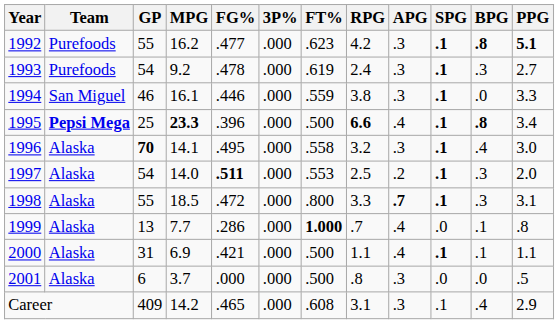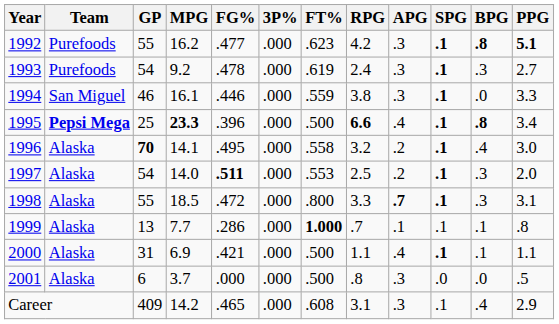(399, 148) .3 -> (399, 148) .2
(399, 226) .4 -> (399, 226) .1
(441, 226) .0 -> (441, 226) .1
